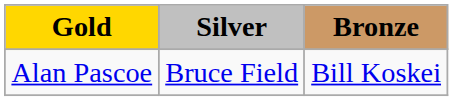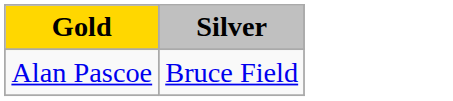- column: (376, 26)
